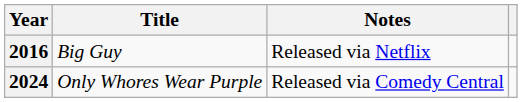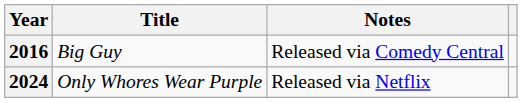(351, 50) Released via Netflix -> (388, 50) Released via Comedy Central
(388, 81) Released via Comedy Central -> (351, 81) Released via Netflix
